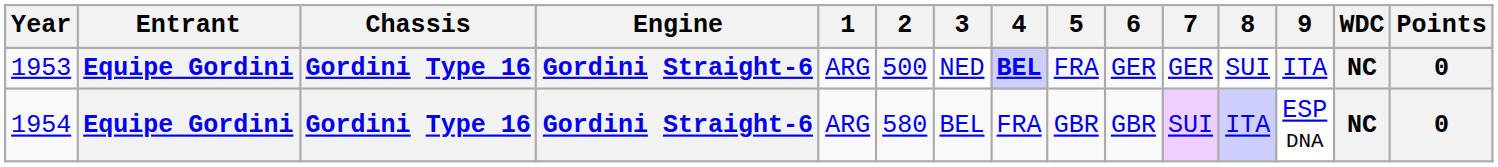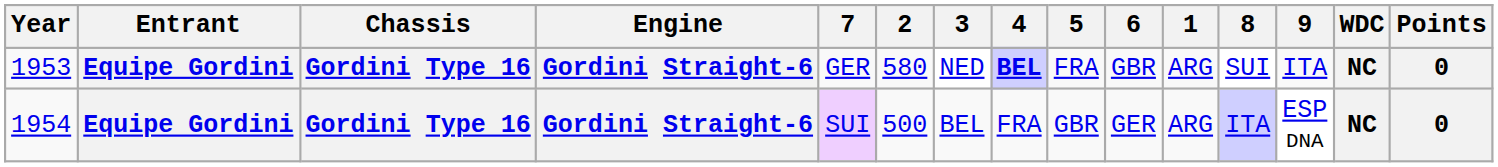columns swapped: (848, 26) <-> (1191, 26)
(905, 68) 500 -> (905, 68) 580
(1133, 68) GER -> (1133, 68) GBR
(905, 125) 580 -> (905, 125) 500
(1133, 125) GBR -> (1133, 125) GER
